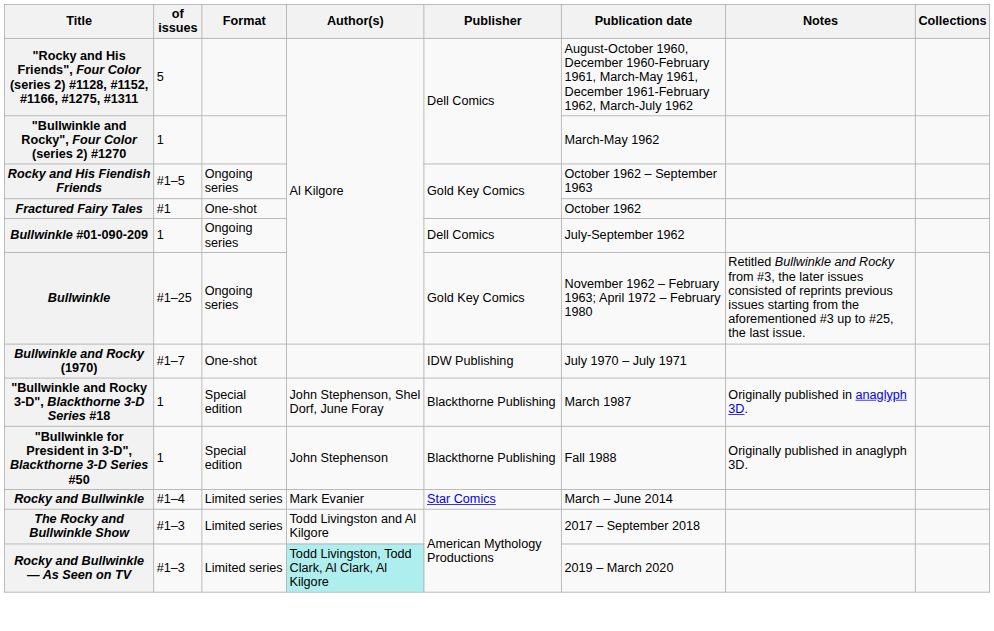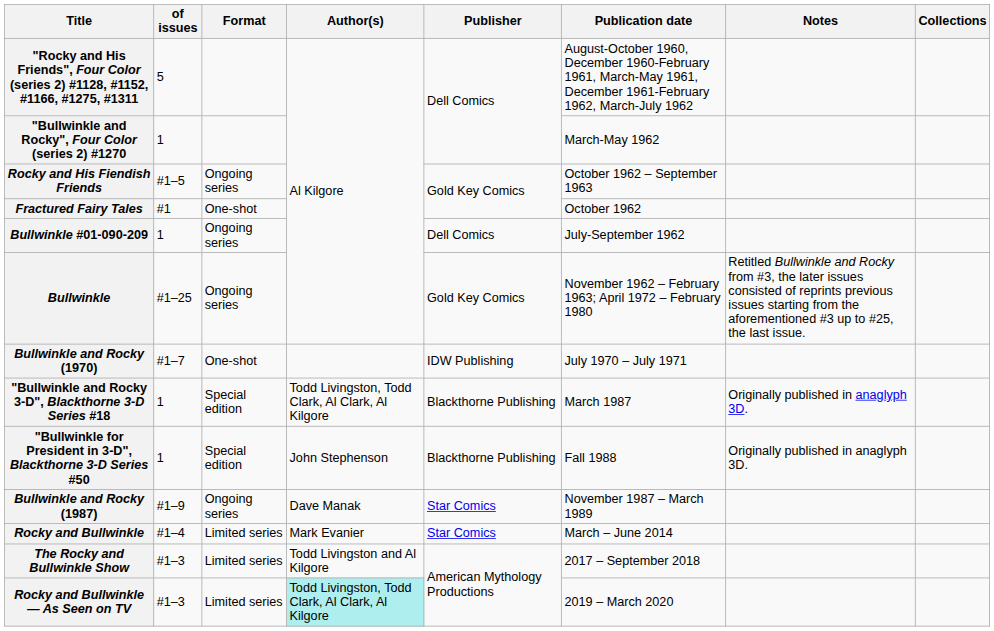(355, 402) John Stephenson, Shel Dorf, June Foray -> (351, 402) Todd Livingston, Todd Clark, Al Clark, Al Kilgore
+ row: (79, 506)
